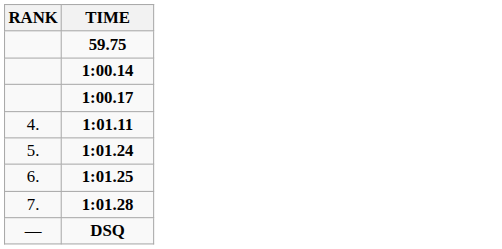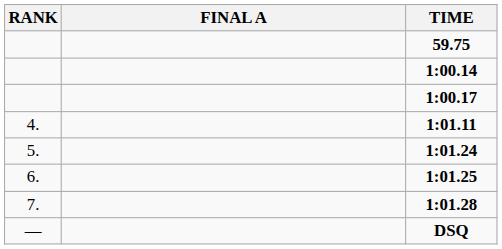+ column: (234, 17)
